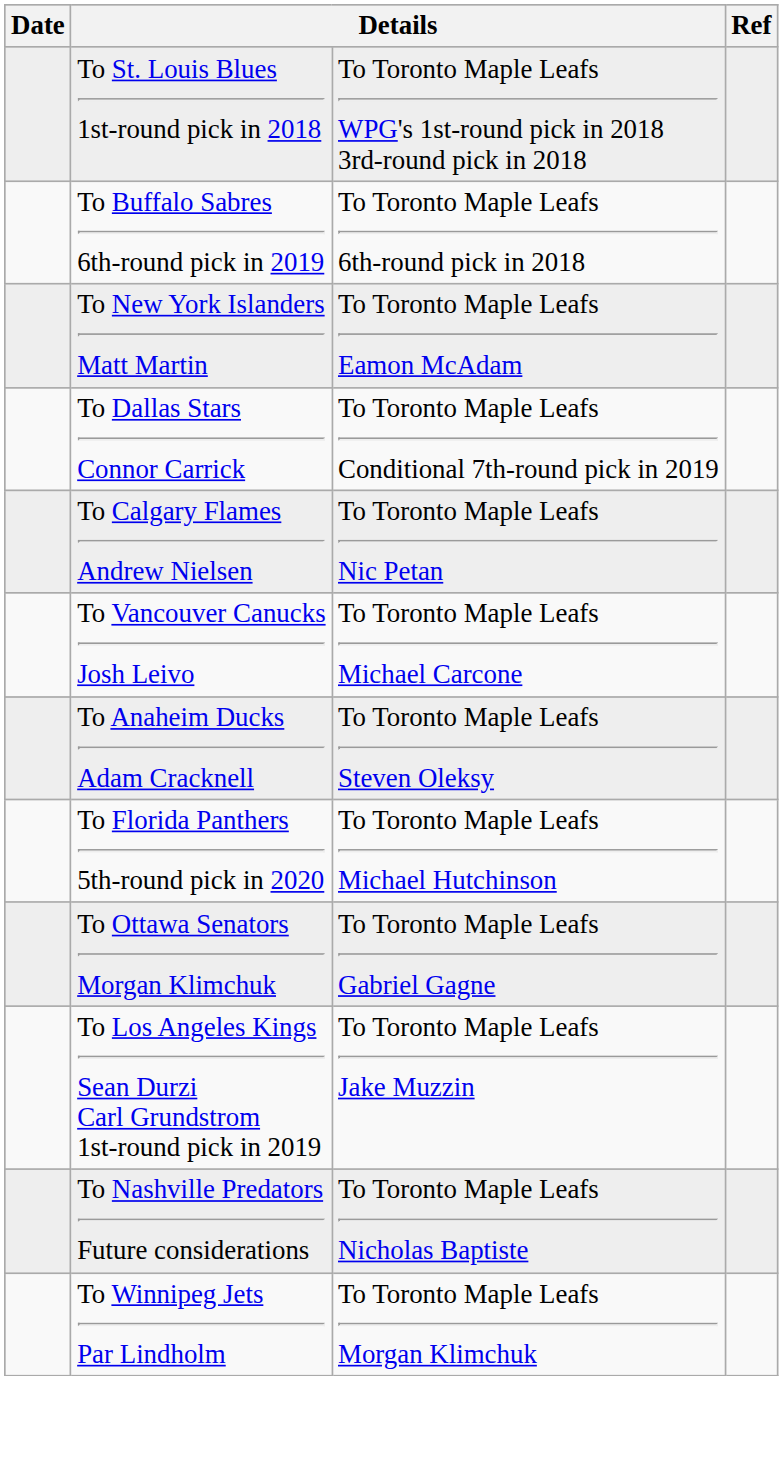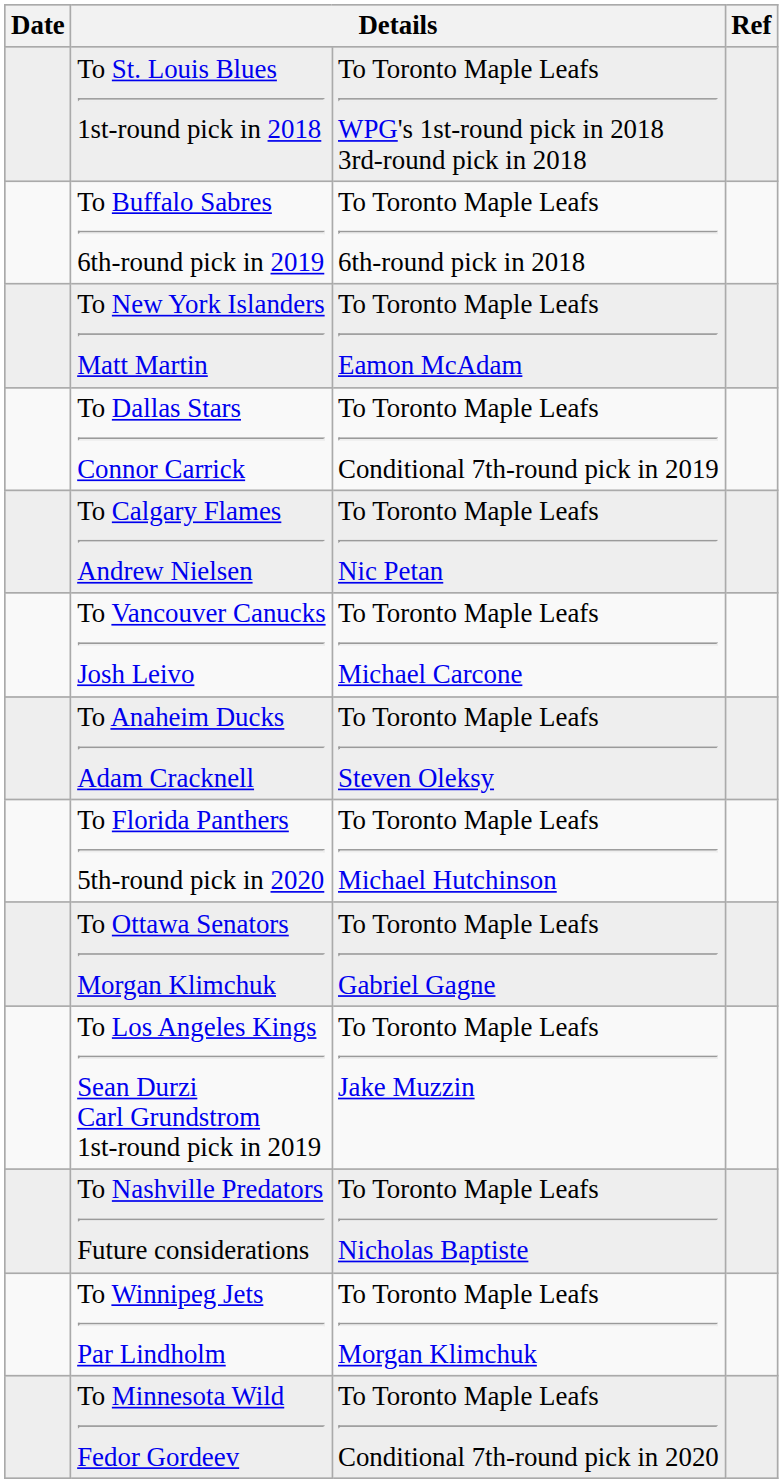+ row: (201, 1426)
